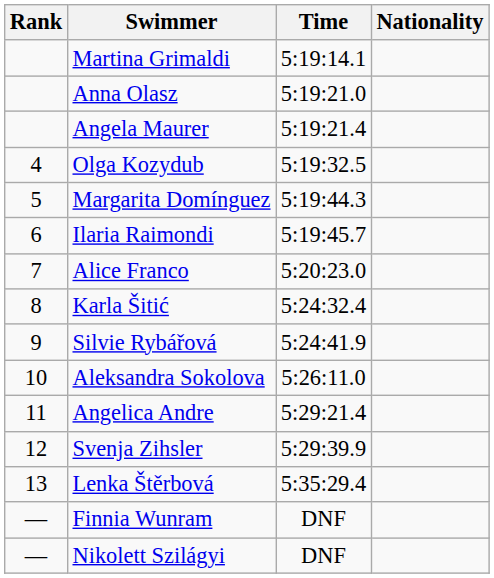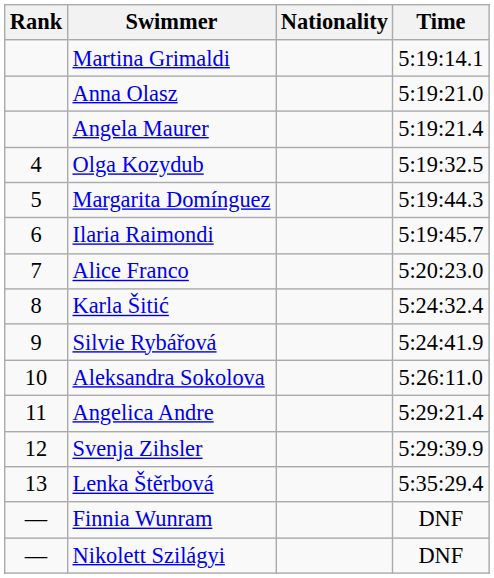columns swapped: (430, 22) <-> (323, 22)
